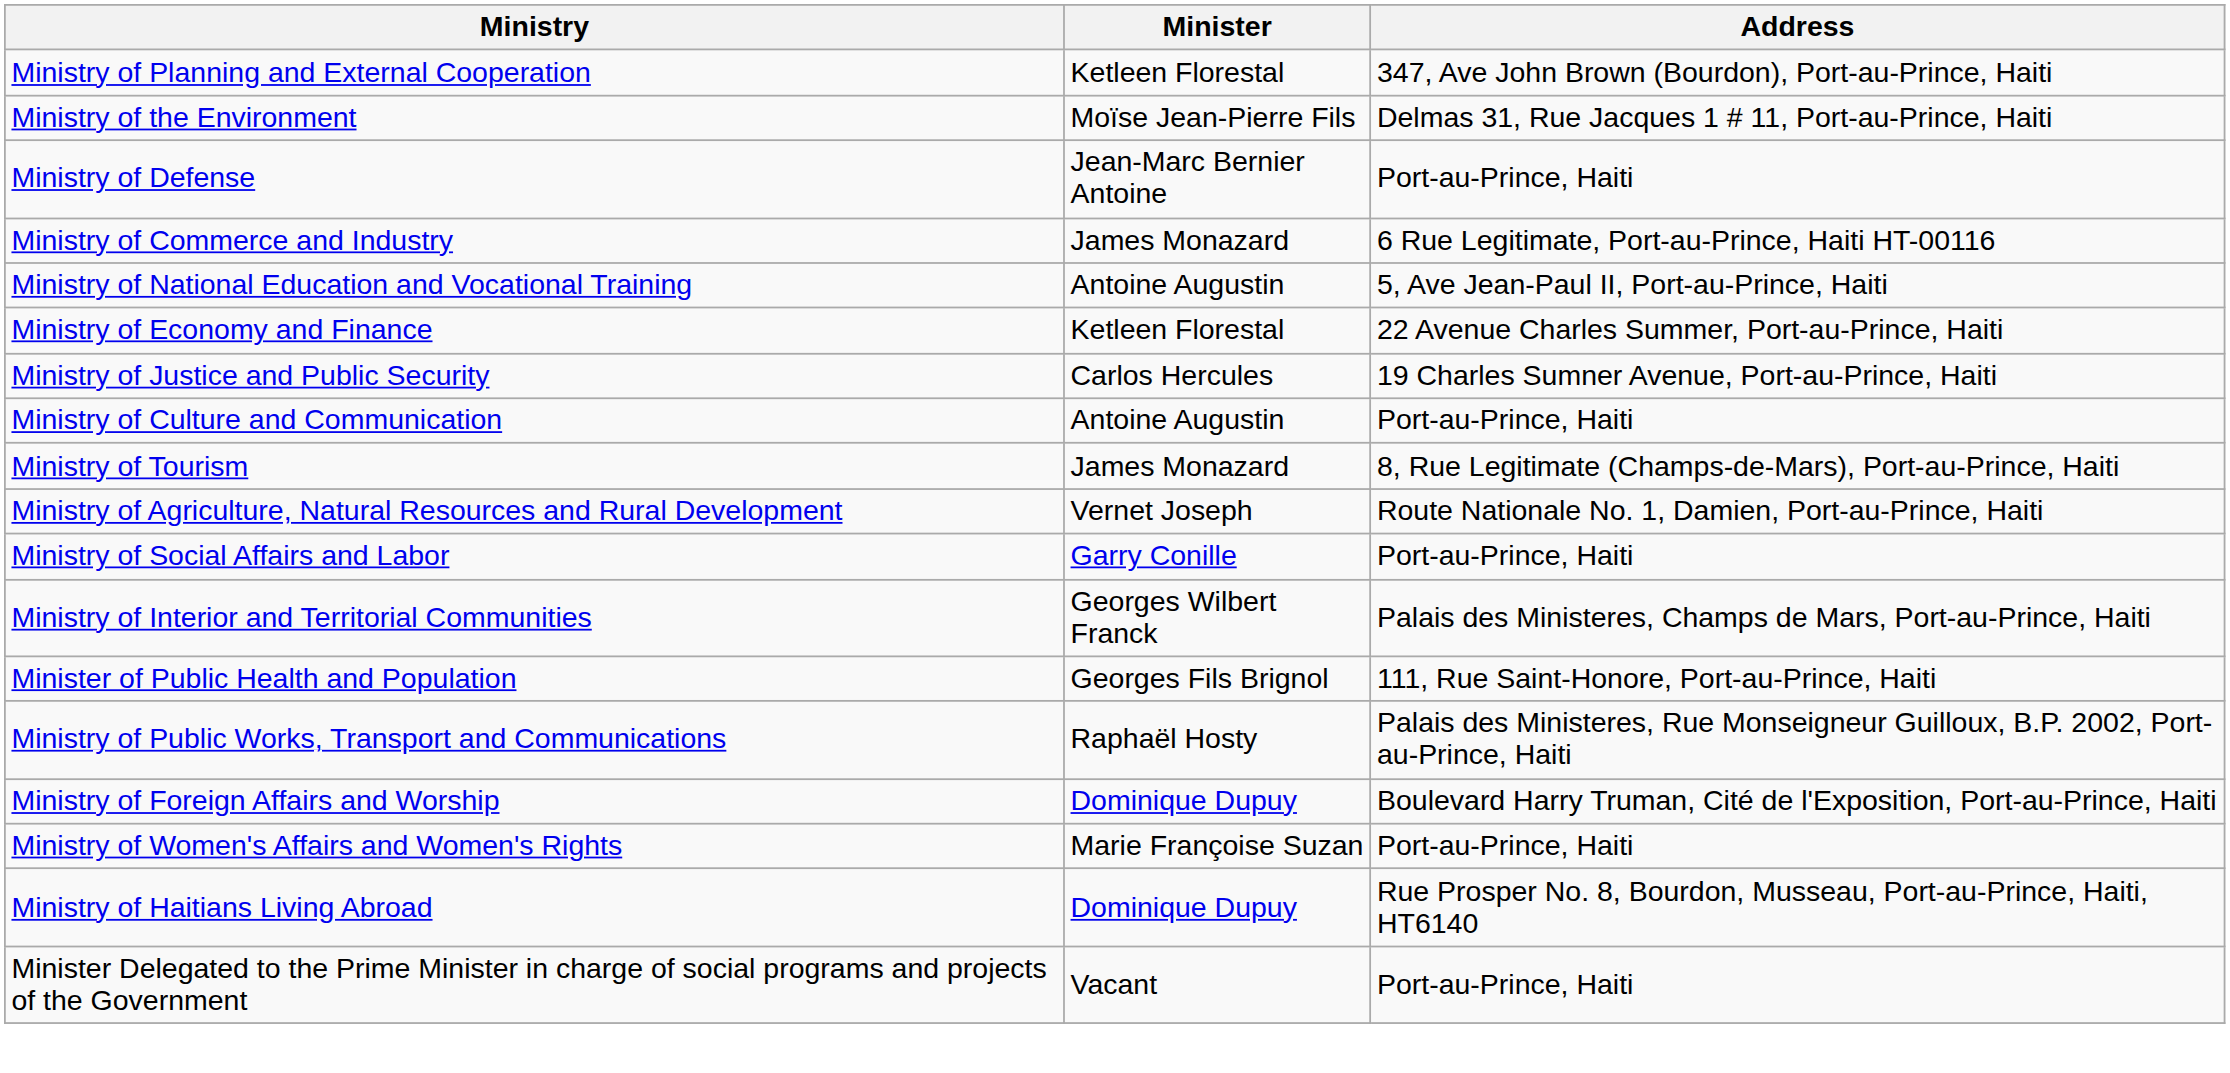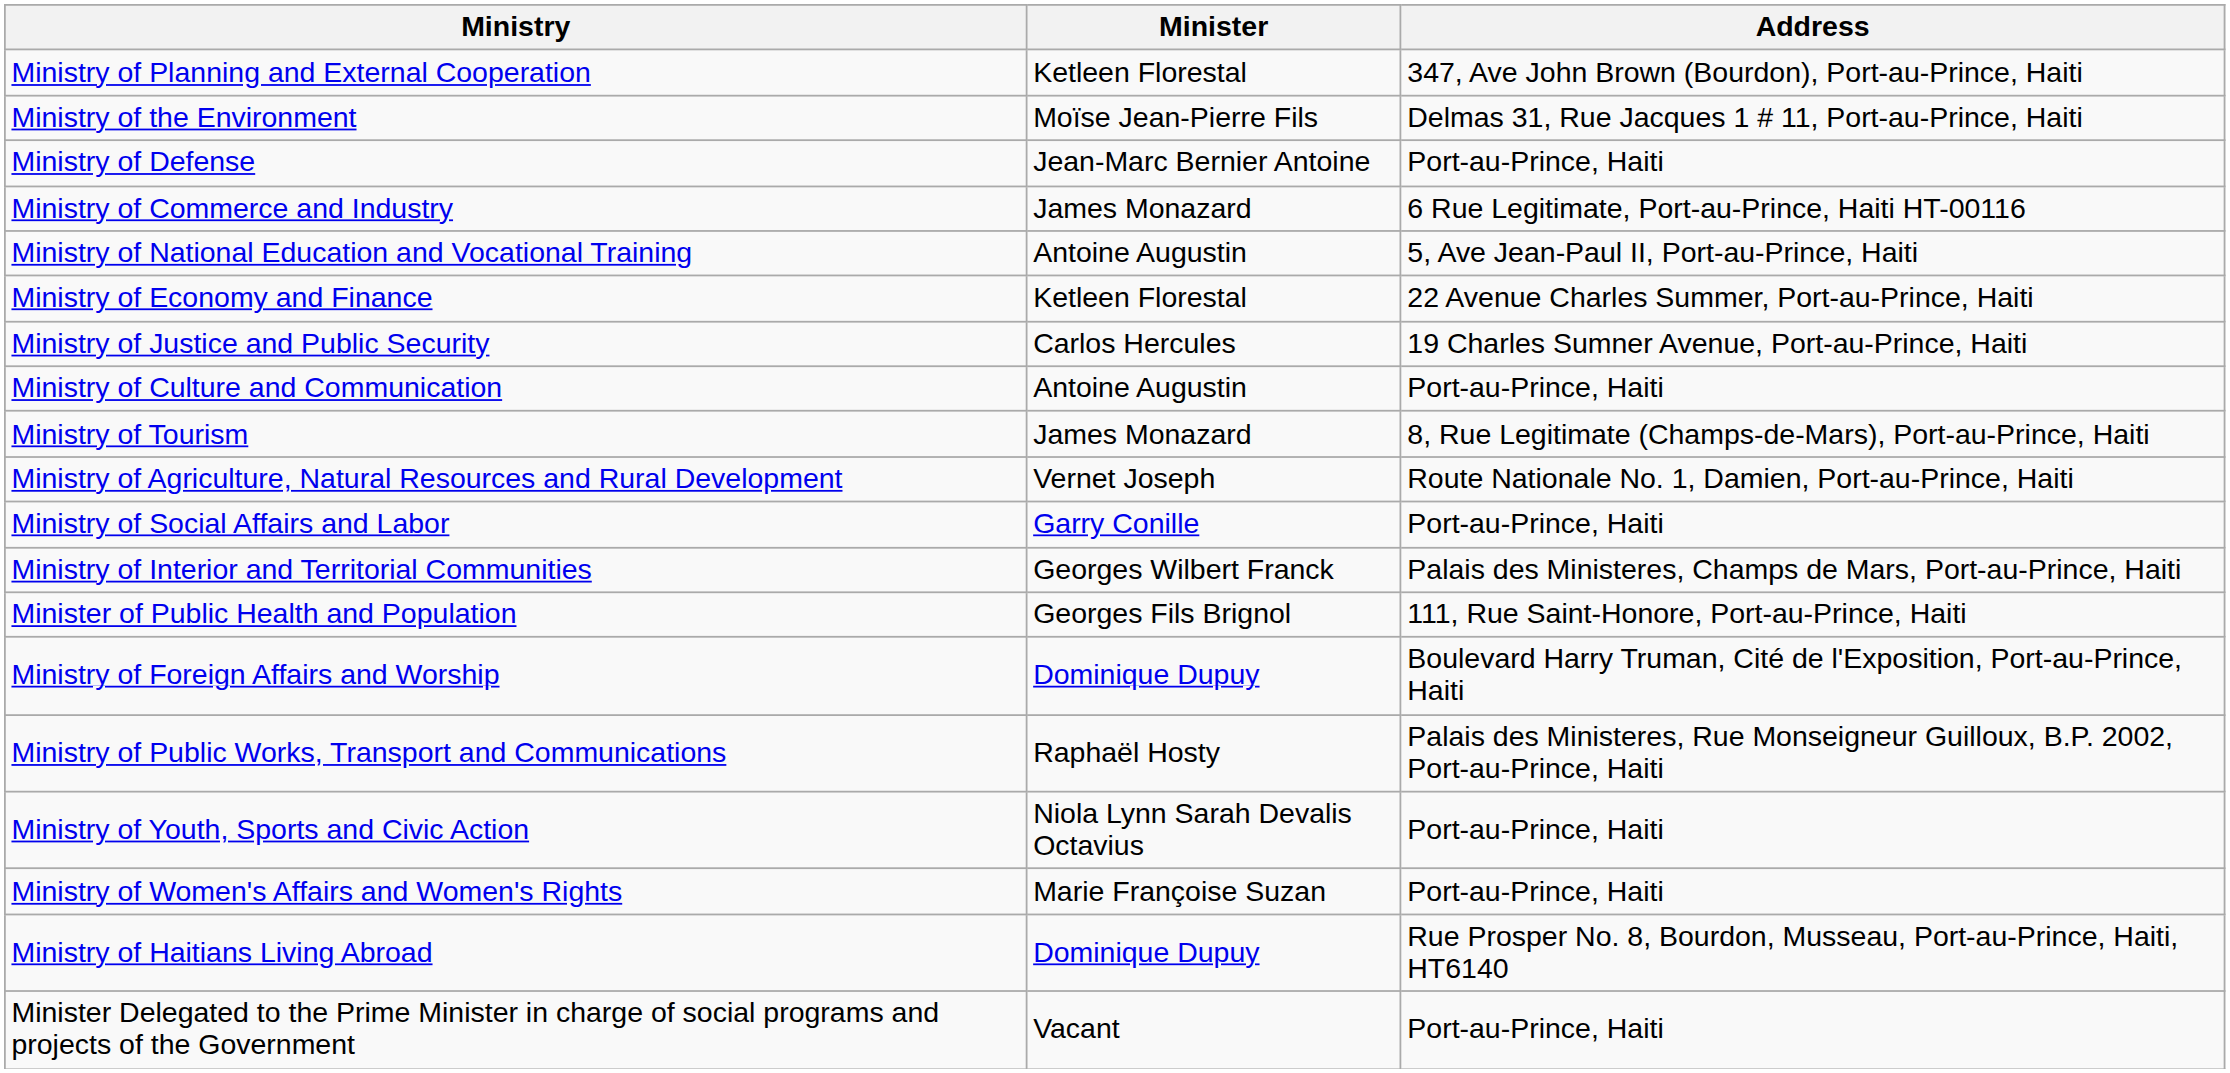rows swapped: (255, 800) <-> (369, 739)
+ row: (270, 829)
